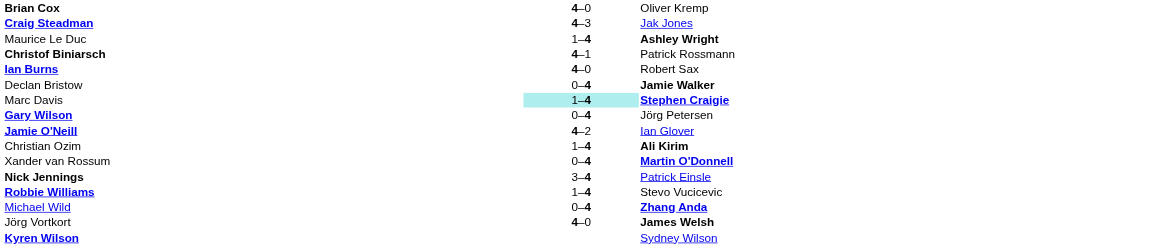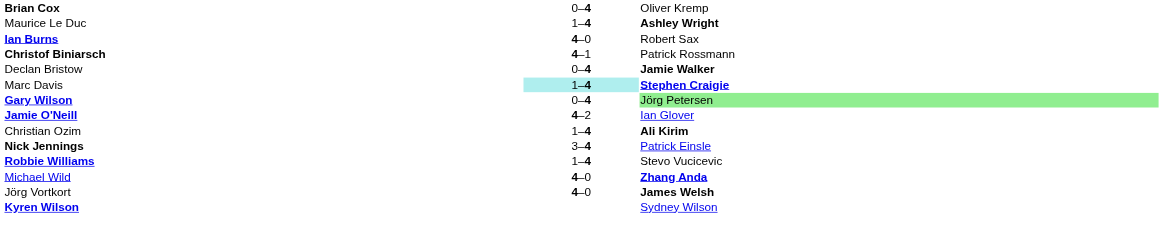(581, 8) 4–0 -> (581, 8) 0–4
- row: (49, 23)
rows swapped: (55, 54) <-> (31, 69)
(677, 115) no background -> (677, 100) lightgreen background
- row: (57, 161)
(581, 207) 0–4 -> (581, 176) 4–0
